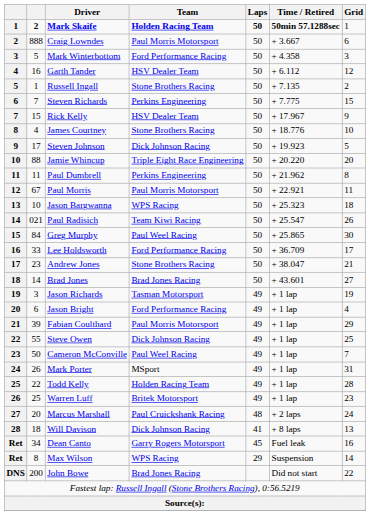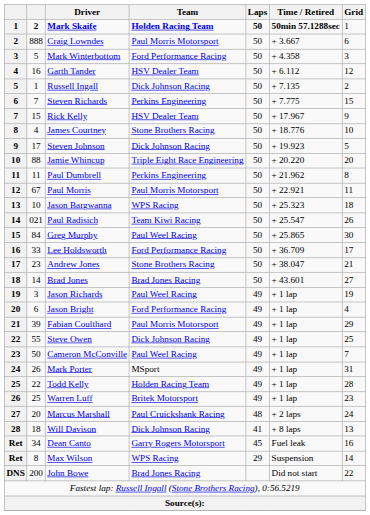(173, 86) Stone Brothers Racing -> (171, 86) Dick Johnson Racing
(167, 294) Tasman Motorsport -> (164, 294) Paul Weel Racing
